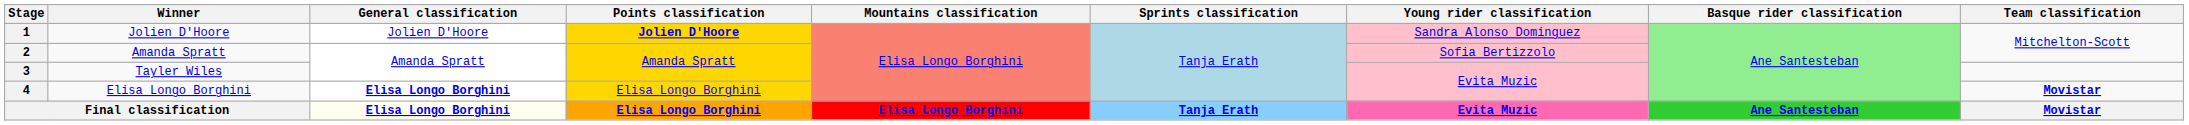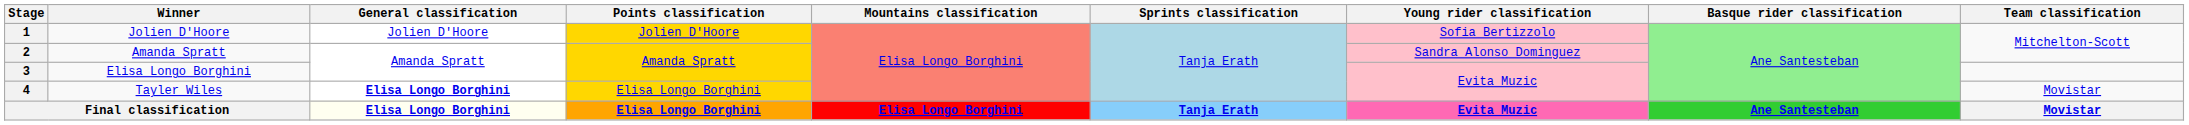(689, 33) bold -> (689, 33) normal
(1497, 33) Sandra Alonso Dominguez -> (1497, 33) Sofia Bertizzolo
(1497, 52) Sofia Bertizzolo -> (1497, 52) Sandra Alonso Dominguez
(179, 72) Tayler Wiles -> (179, 72) Elisa Longo Borghini
(179, 91) Elisa Longo Borghini -> (179, 91) Tayler Wiles
(2072, 91) bold -> (2072, 91) normal
